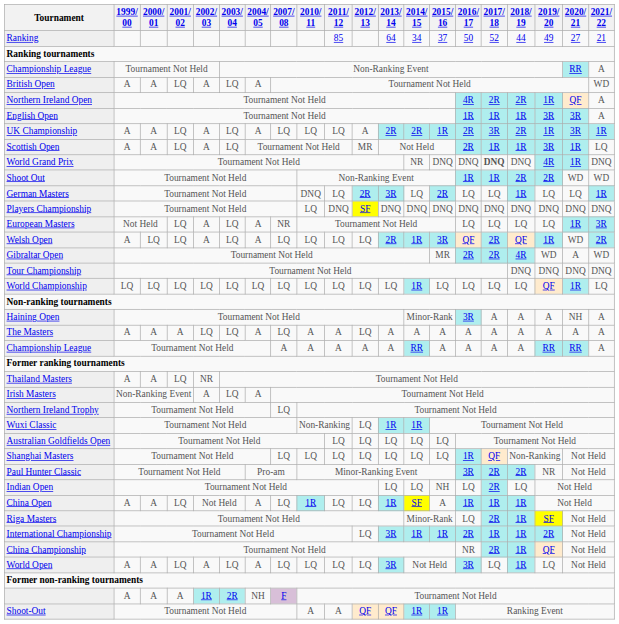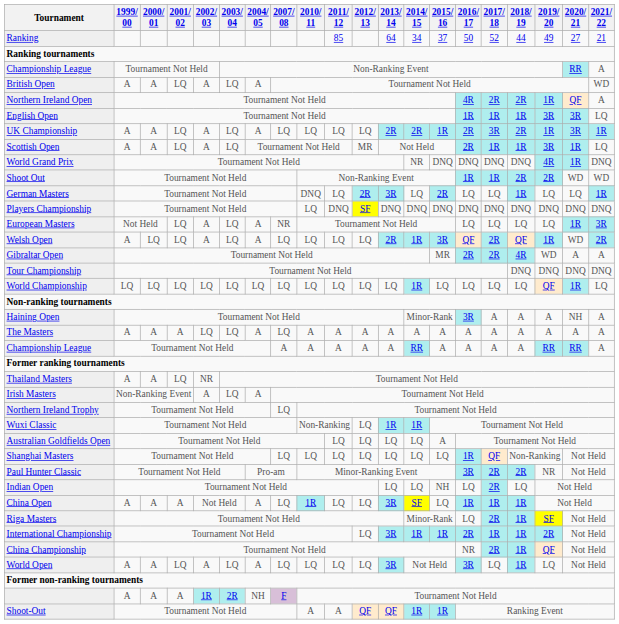(601, 115) A -> (601, 115) LQ
(365, 131) A -> (365, 131) LQ
(494, 162) bold -> (494, 162) normal
(601, 255) WD -> (601, 255) A
(365, 332) LQ -> (365, 332) A
(443, 440) LQ -> (443, 440) A
(180, 502) LQ -> (180, 502) A
(391, 502) 1R -> (391, 502) 3R
(443, 502) A -> (443, 502) LQ
